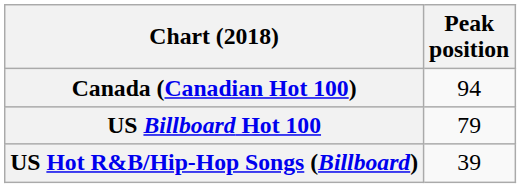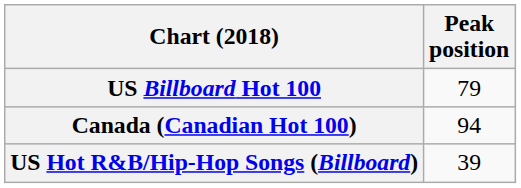rows swapped: (214, 87) <-> (214, 125)
